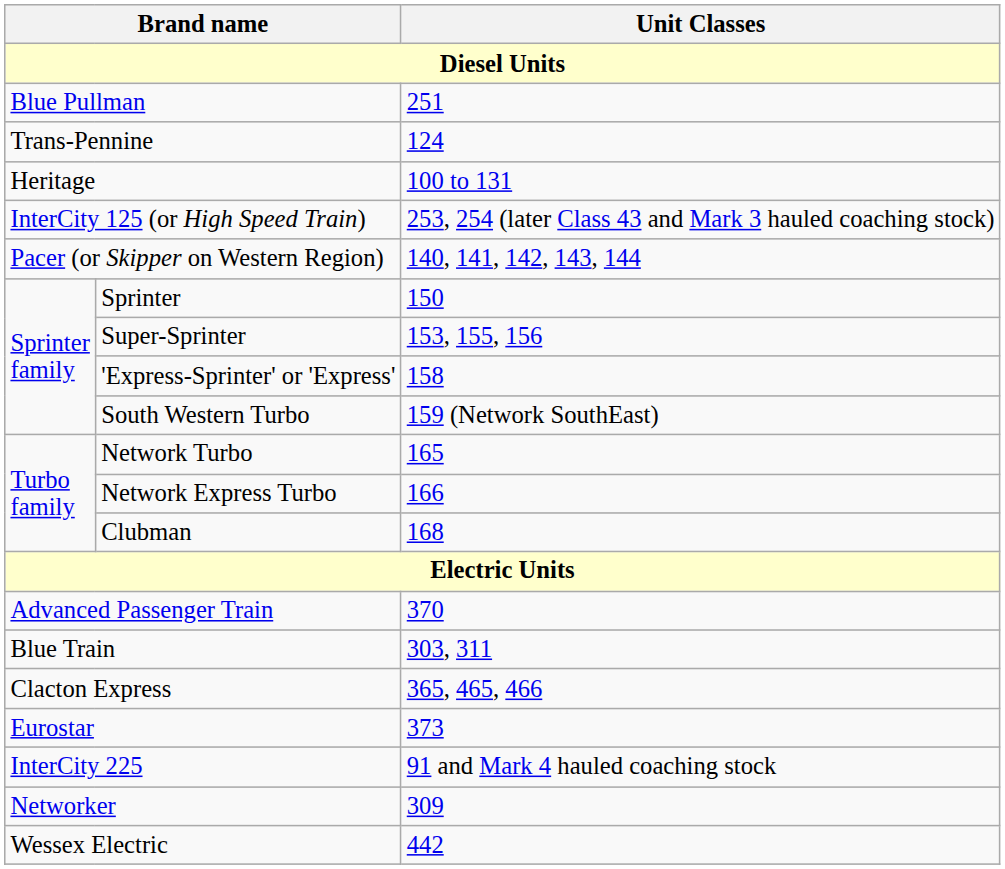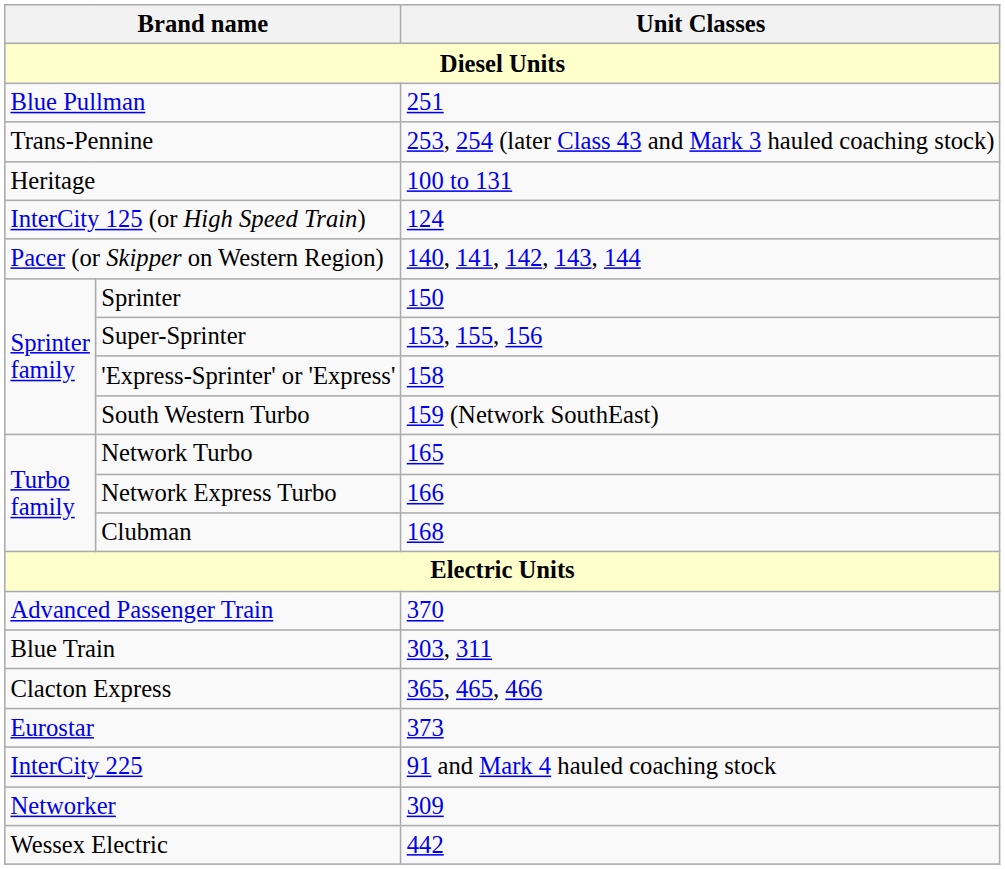(425, 141) 124 -> (701, 141) 253, 254 (later Class 43 and Mark 3 hauled coaching stock)
(701, 219) 253, 254 (later Class 43 and Mark 3 hauled coaching stock) -> (425, 219) 124
